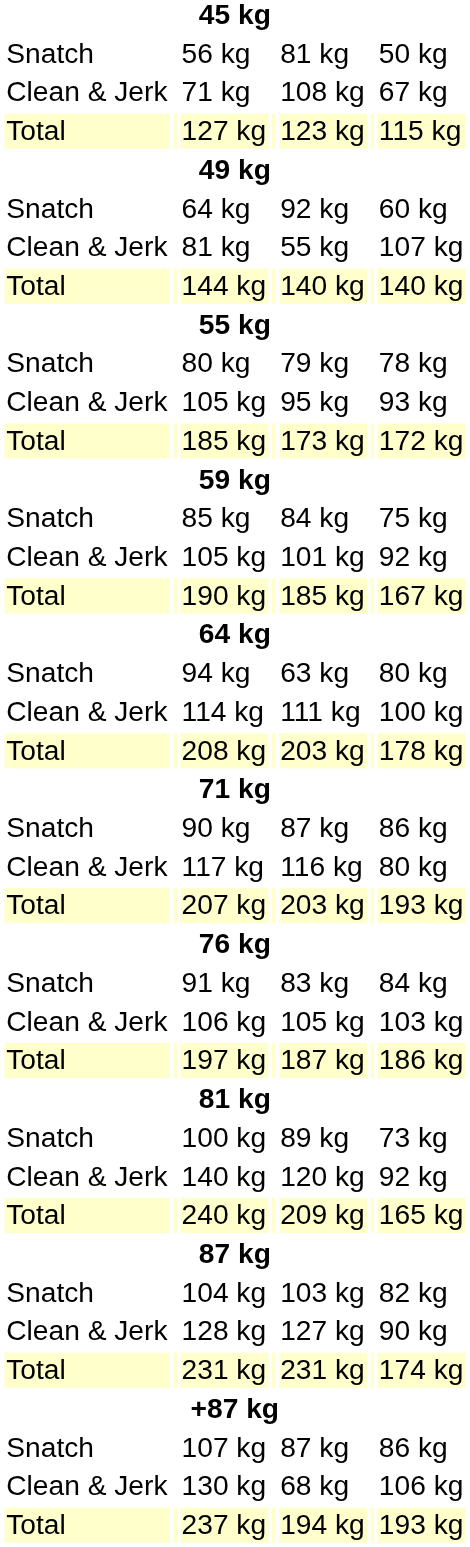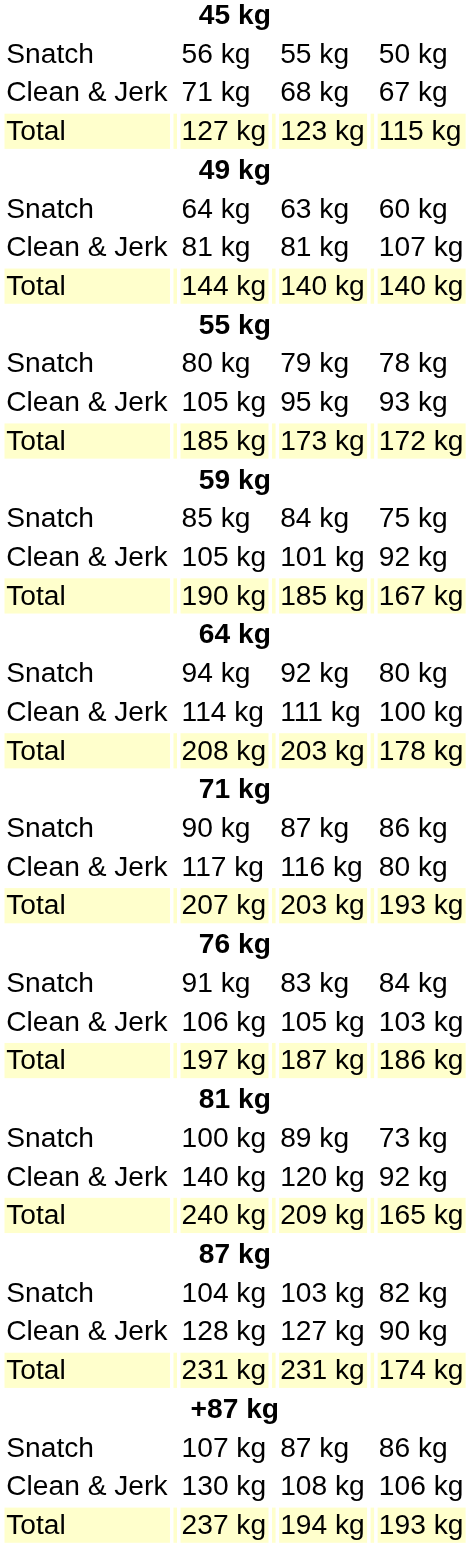(315, 53) 81 kg -> (315, 53) 55 kg
(322, 92) 108 kg -> (315, 92) 68 kg
(315, 208) 92 kg -> (315, 208) 63 kg
(315, 247) 55 kg -> (315, 247) 81 kg
(315, 672) 63 kg -> (315, 672) 92 kg
(315, 1486) 68 kg -> (322, 1486) 108 kg
